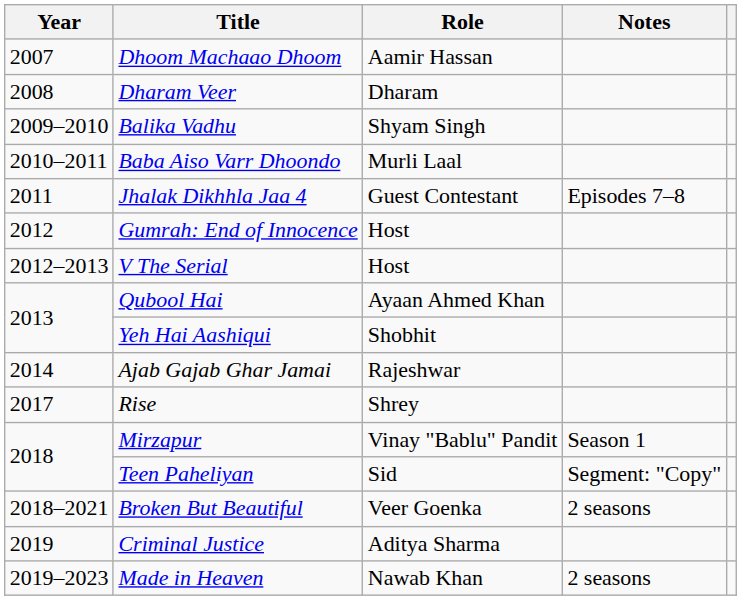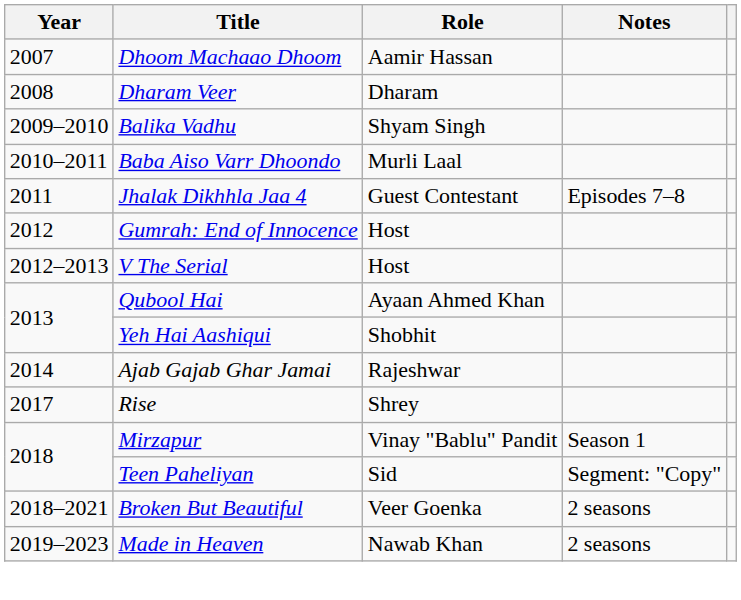- row: (191, 543)
